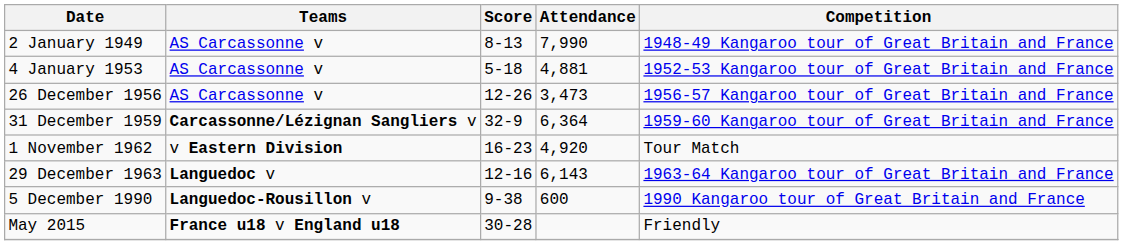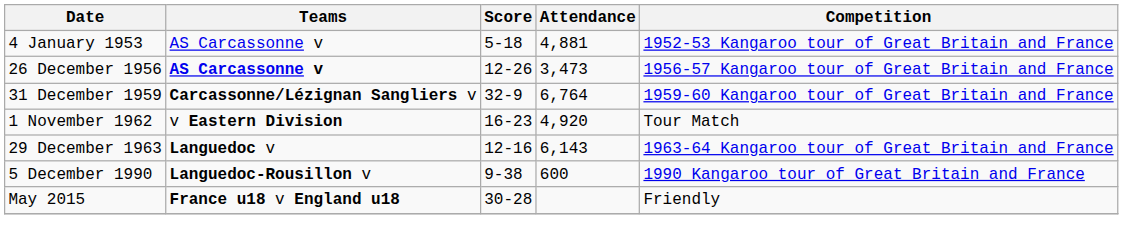- row: (76, 44)
(246, 96) normal -> (246, 70) bold
(564, 122) 6,364 -> (564, 96) 6,764
